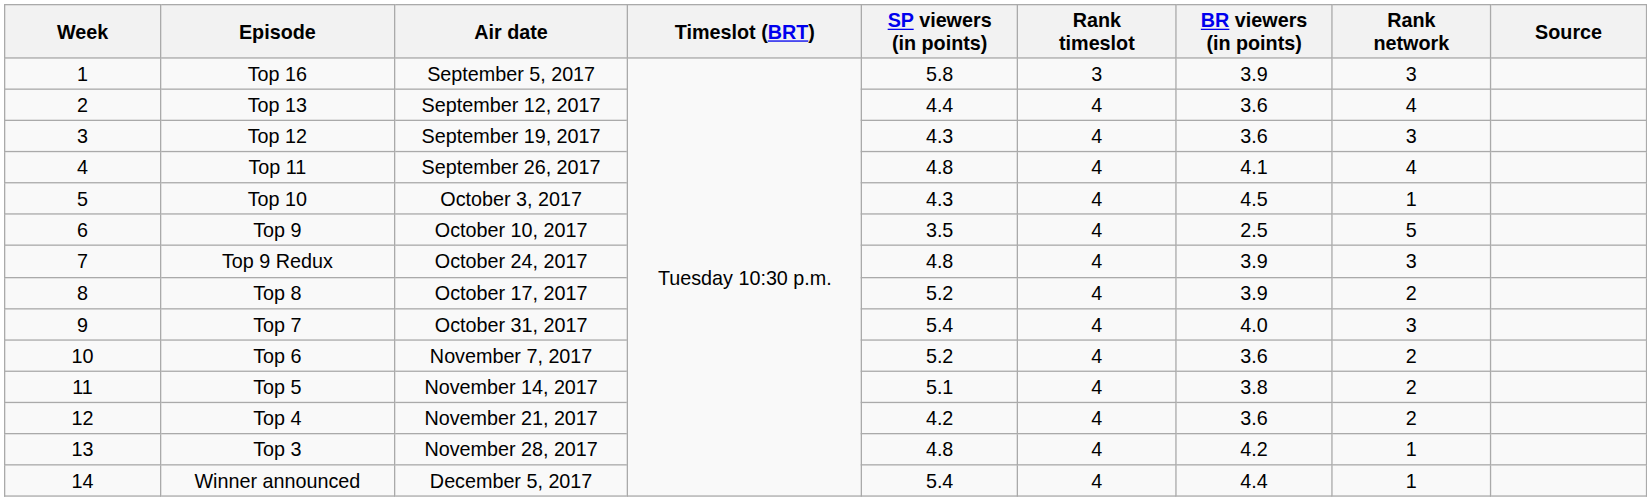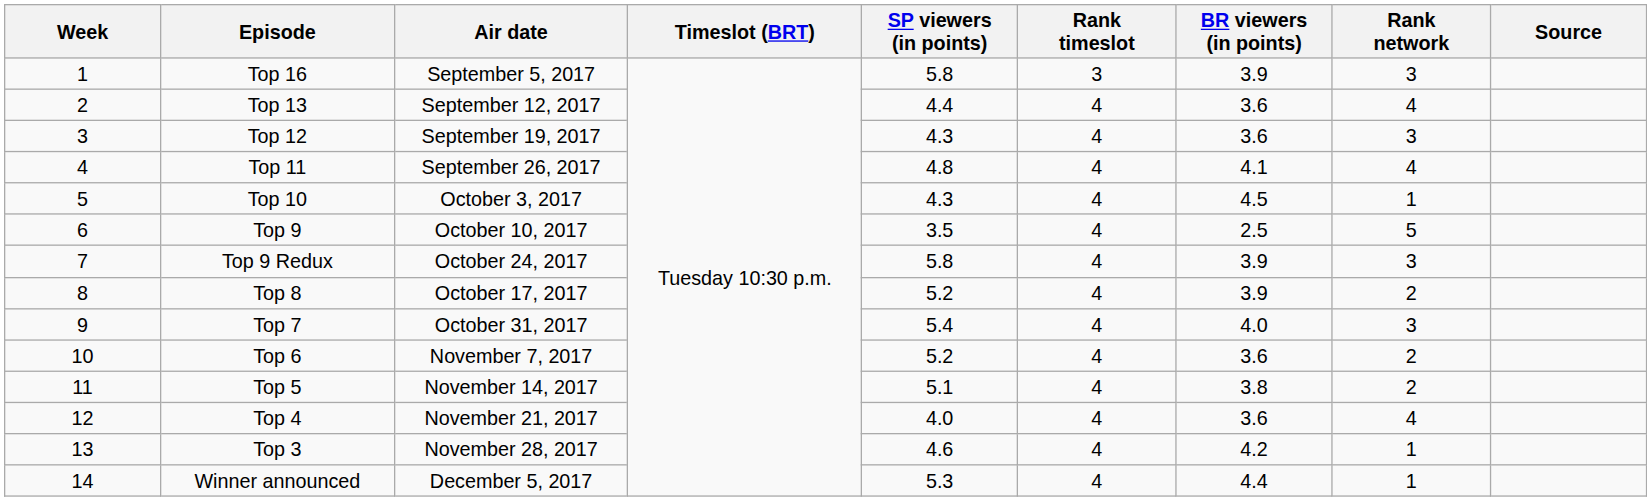(940, 262) 4.8 -> (940, 262) 5.8
(940, 418) 4.2 -> (940, 418) 4.0
(1411, 418) 2 -> (1411, 418) 4
(940, 449) 4.8 -> (940, 449) 4.6
(940, 481) 5.4 -> (940, 481) 5.3
